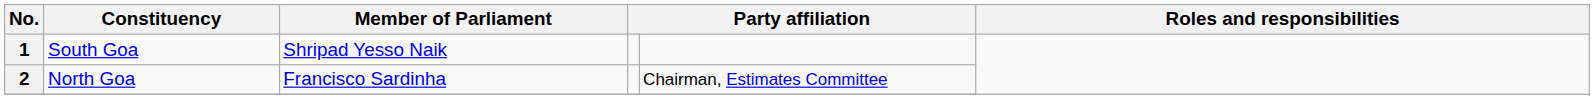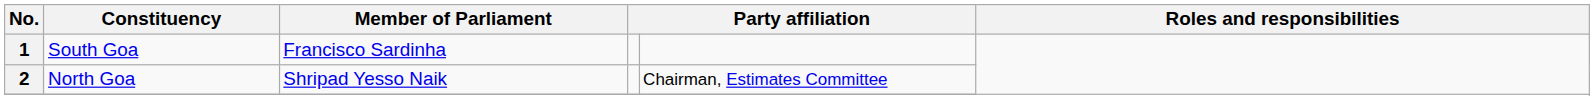(365, 49) Shripad Yesso Naik -> (365, 49) Francisco Sardinha
(365, 79) Francisco Sardinha -> (365, 79) Shripad Yesso Naik
